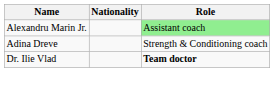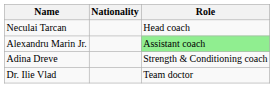+ row: (37, 28)
(170, 59) bold -> (168, 75) normal
